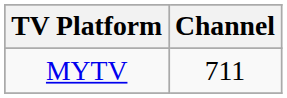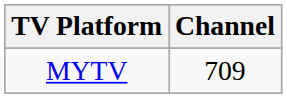(225, 70) 711 -> (225, 70) 709
